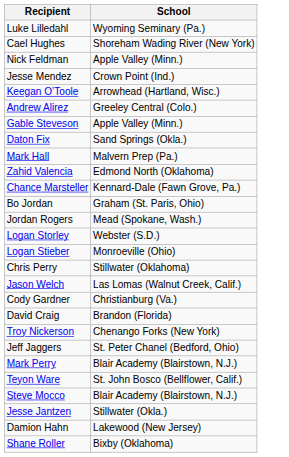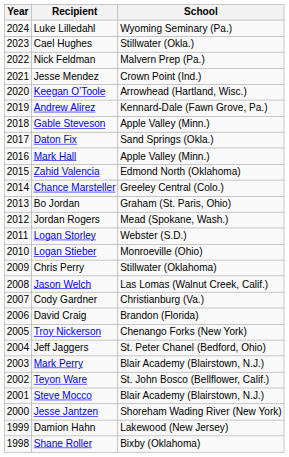+ column: (18, 12)
(174, 44) Shoreham Wading River (New York) -> (157, 44) Stillwater (Okla.)
(138, 60) Apple Valley (Minn.) -> (162, 60) Malvern Prep (Pa.)
(145, 108) Greeley Central (Colo.) -> (194, 108) Kennard-Dale (Fawn Grove, Pa.)
(135, 156) Malvern Prep (Pa.) -> (165, 156) Apple Valley (Minn.)
(167, 188) Kennard-Dale (Fawn Grove, Pa.) -> (172, 188) Greeley Central (Colo.)
(130, 412) Stillwater (Okla.) -> (201, 412) Shoreham Wading River (New York)
